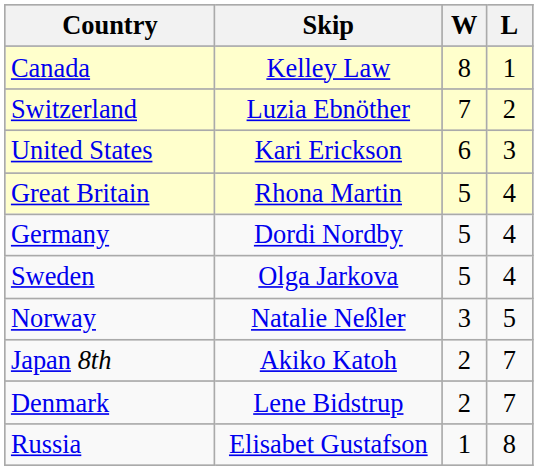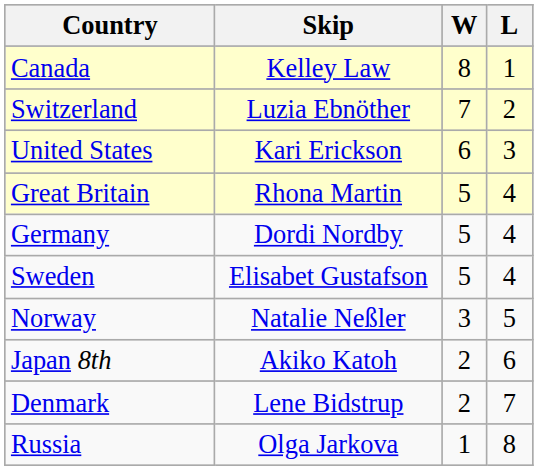(328, 276) Olga Jarkova -> (328, 276) Elisabet Gustafson
(509, 360) 7 -> (509, 360) 6
(328, 444) Elisabet Gustafson -> (328, 444) Olga Jarkova
